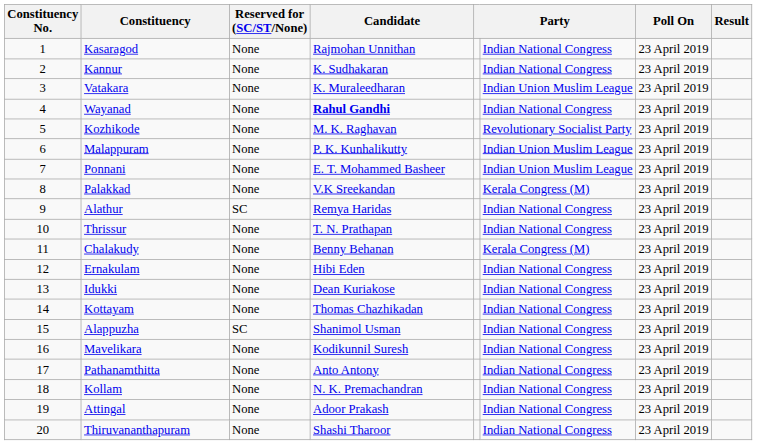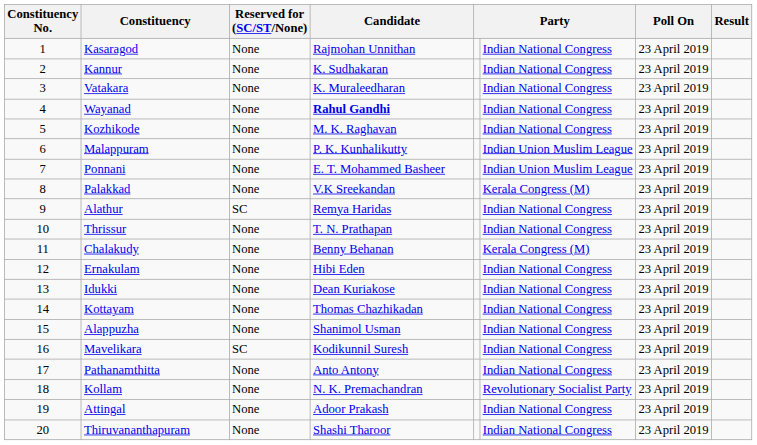(558, 88) Indian Union Muslim League -> (547, 88) Indian National Congress
(557, 128) Revolutionary Socialist Party -> (547, 128) Indian National Congress
(240, 329) SC -> (246, 329) None
(246, 349) None -> (240, 349) SC
(547, 389) Indian National Congress -> (557, 389) Revolutionary Socialist Party
